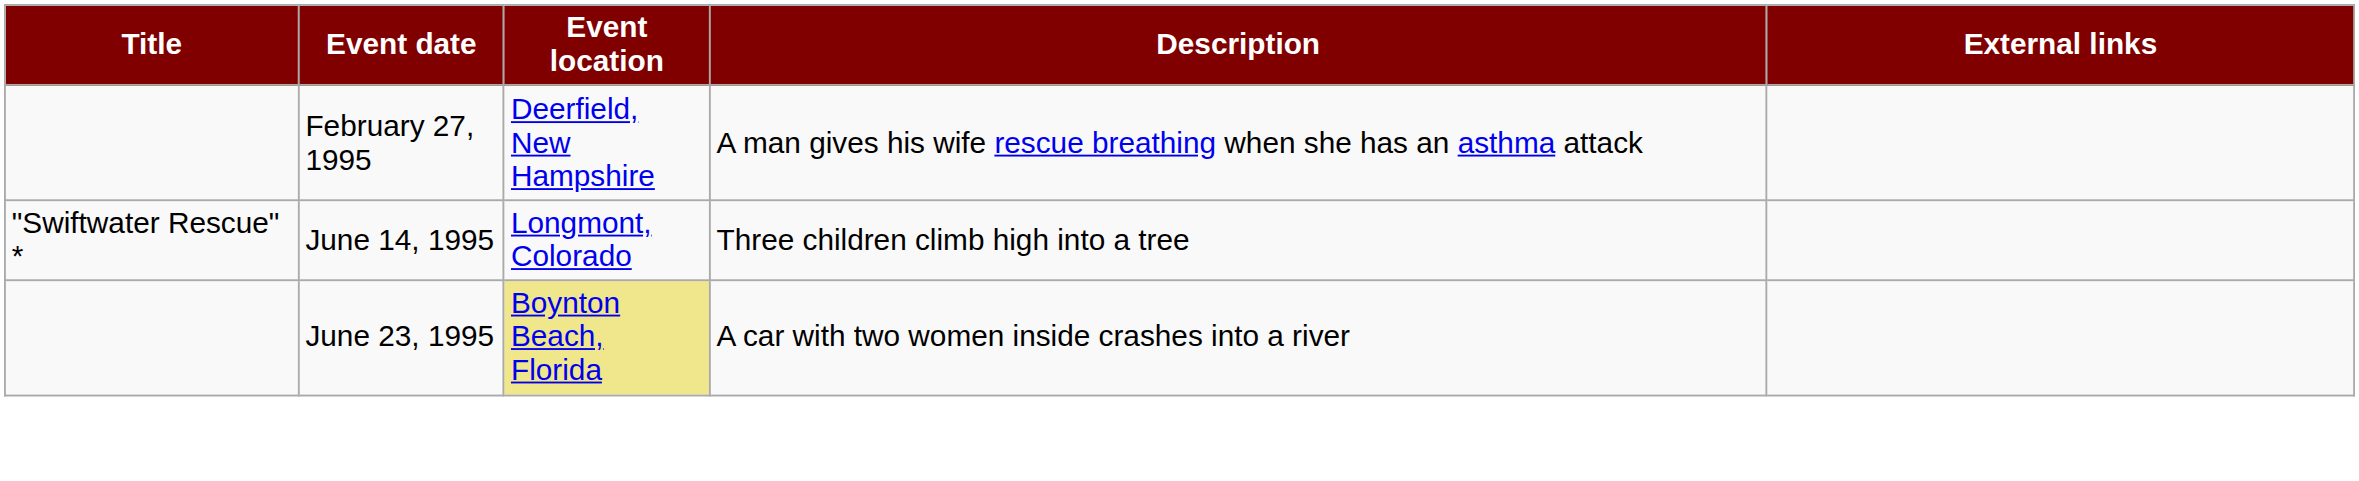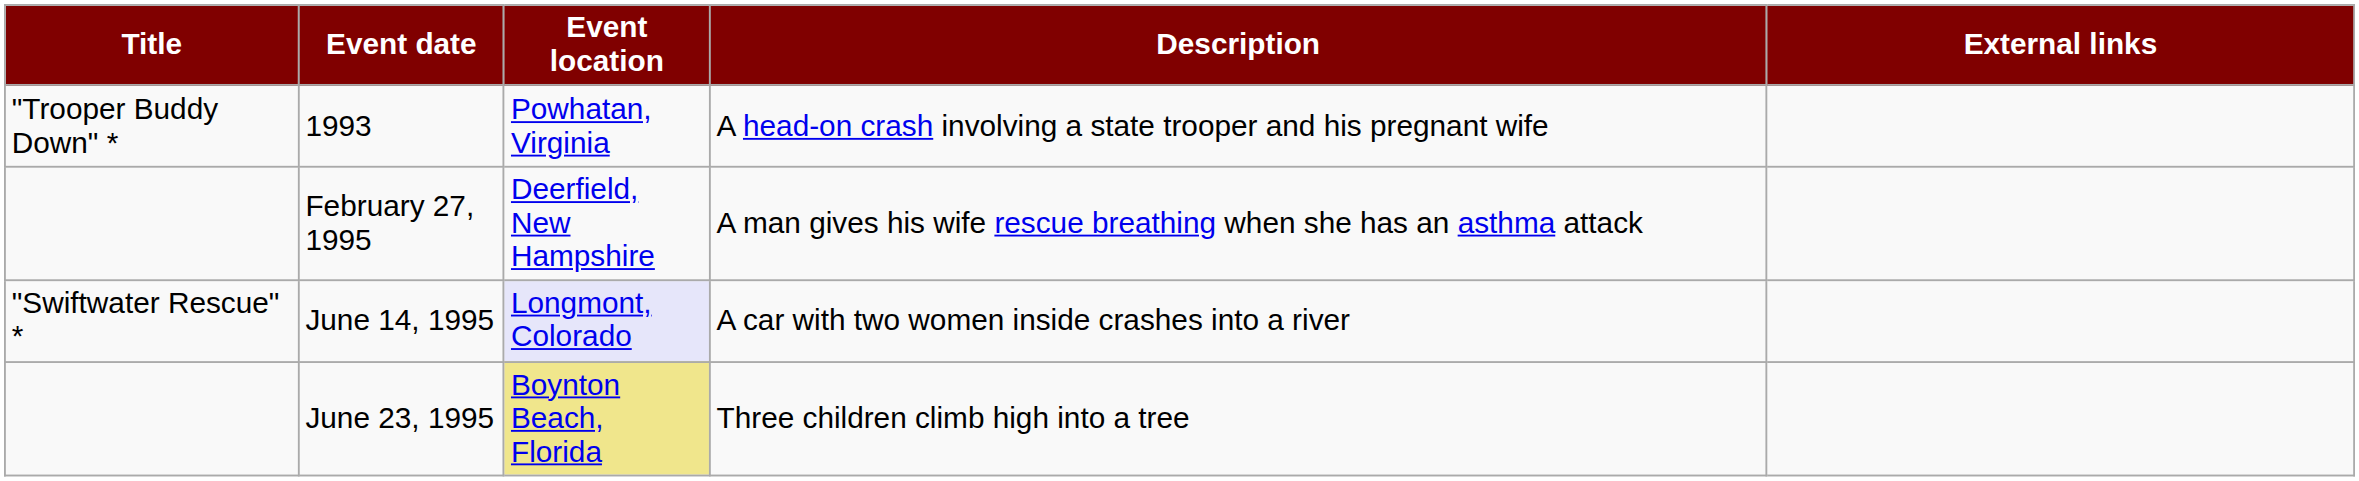+ row: (339, 125)
(581, 239) no background -> (581, 320) lavender background
(953, 239) Three children climb high into a tree -> (1033, 320) A car with two women inside crashes into a river
(1033, 337) A car with two women inside crashes into a river -> (953, 417) Three children climb high into a tree
